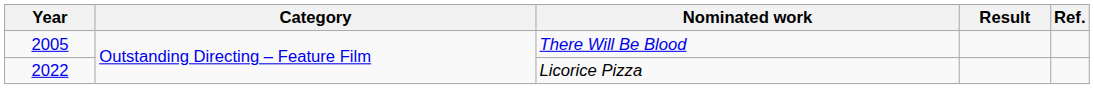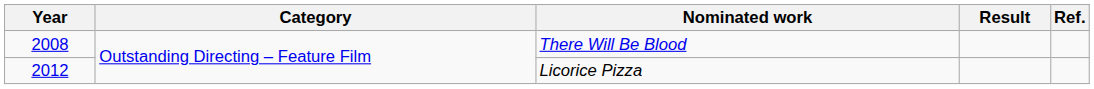(50, 44) 2005 -> (50, 44) 2008
(50, 70) 2022 -> (50, 70) 2012
